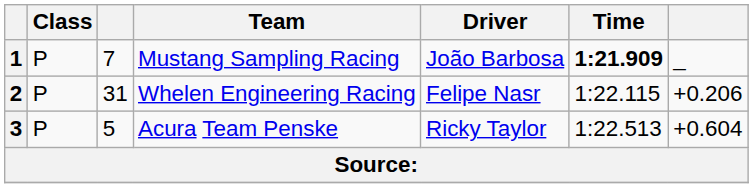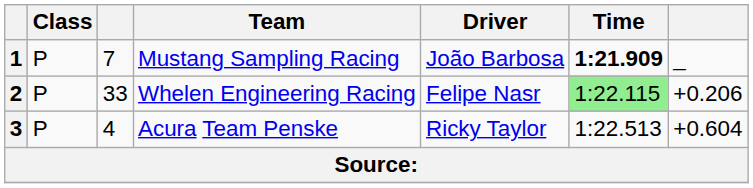(115, 93) 31 -> (115, 93) 33
(617, 93) no background -> (617, 93) lightgreen background
(109, 128) 5 -> (109, 128) 4
